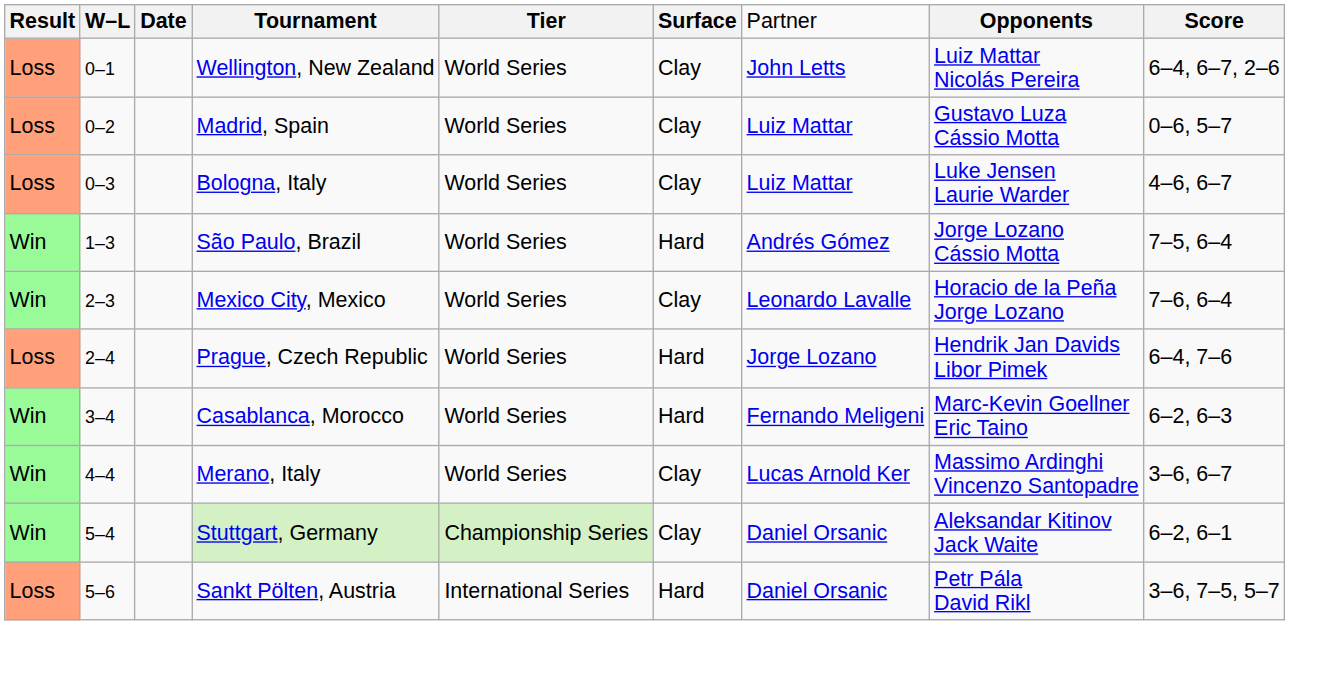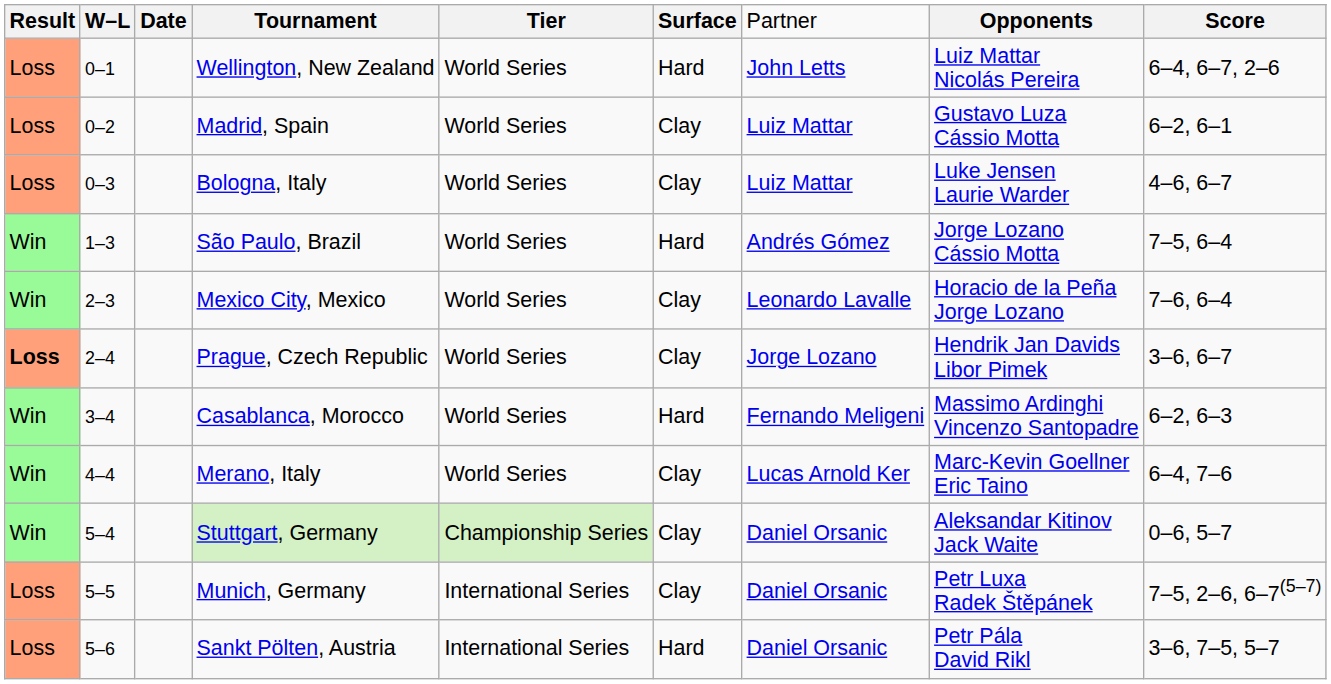(680, 67) Clay -> (681, 67) Hard
(1190, 125) 0–6, 5–7 -> (1190, 125) 6–2, 6–1
(32, 358) normal -> (35, 358) bold
(681, 358) Hard -> (680, 358) Clay
(1190, 358) 6–4, 7–6 -> (1190, 358) 3–6, 6–7
(1032, 416) Marc-Kevin Goellner Eric Taino -> (1036, 416) Massimo Ardinghi Vincenzo Santopadre
(1036, 474) Massimo Ardinghi Vincenzo Santopadre -> (1032, 474) Marc-Kevin Goellner Eric Taino
(1190, 474) 3–6, 6–7 -> (1190, 474) 6–4, 7–6
(1190, 532) 6–2, 6–1 -> (1190, 532) 0–6, 5–7
+ row: (281, 590)
